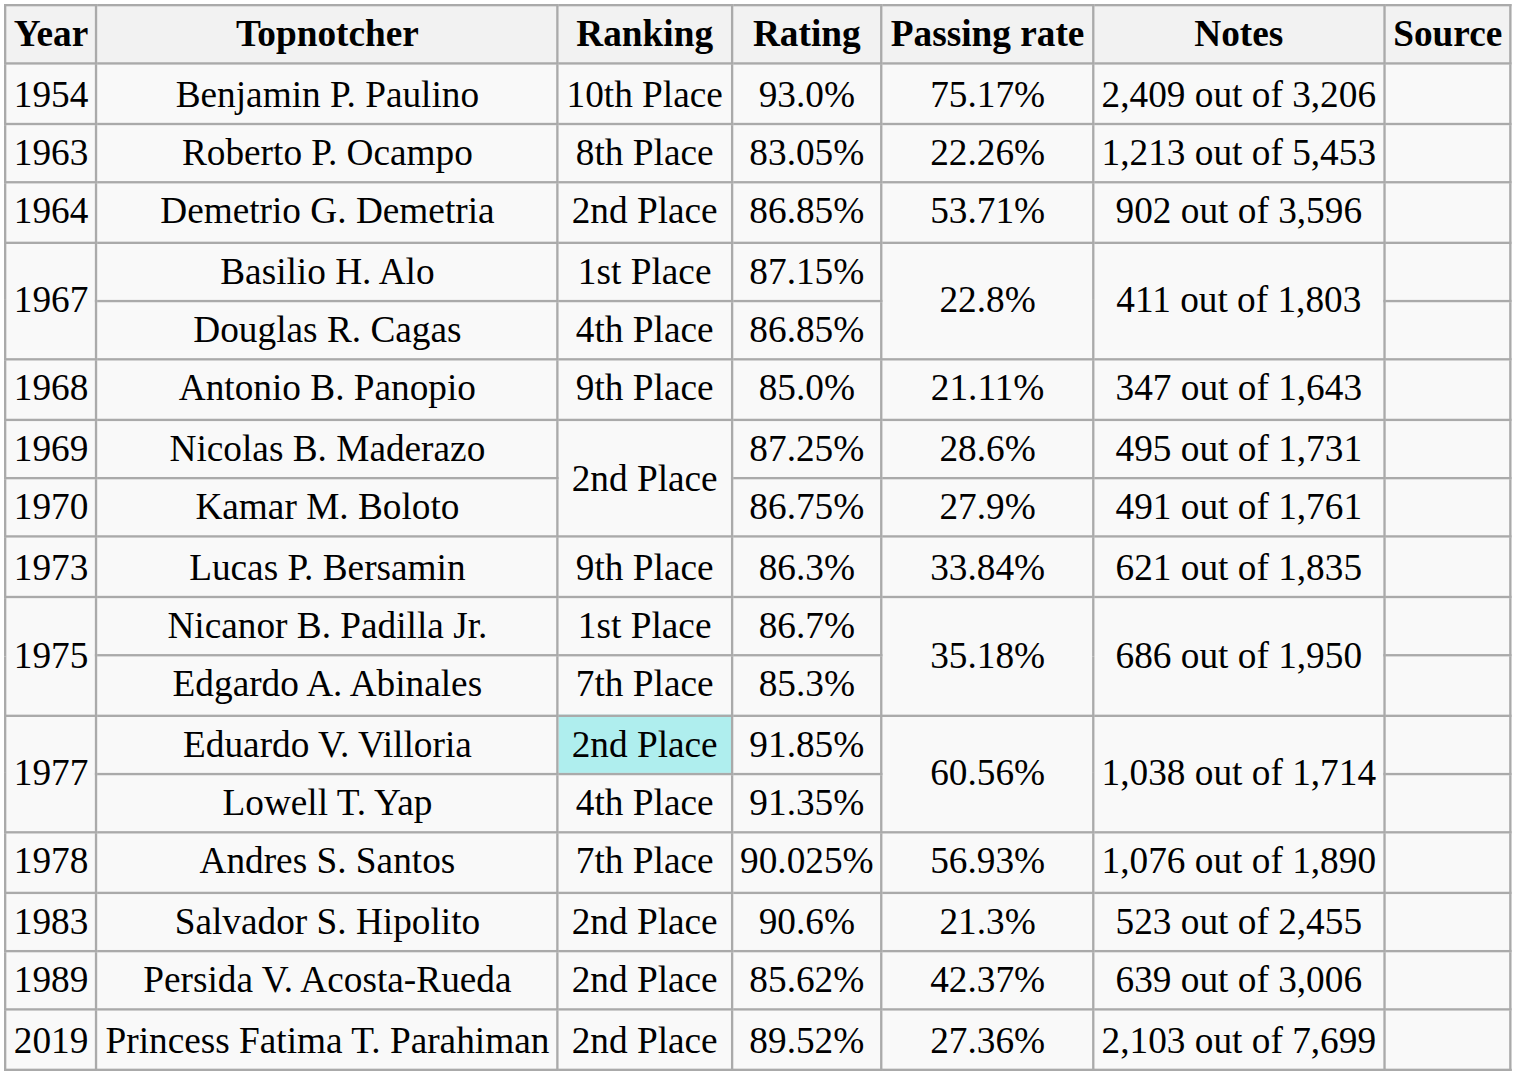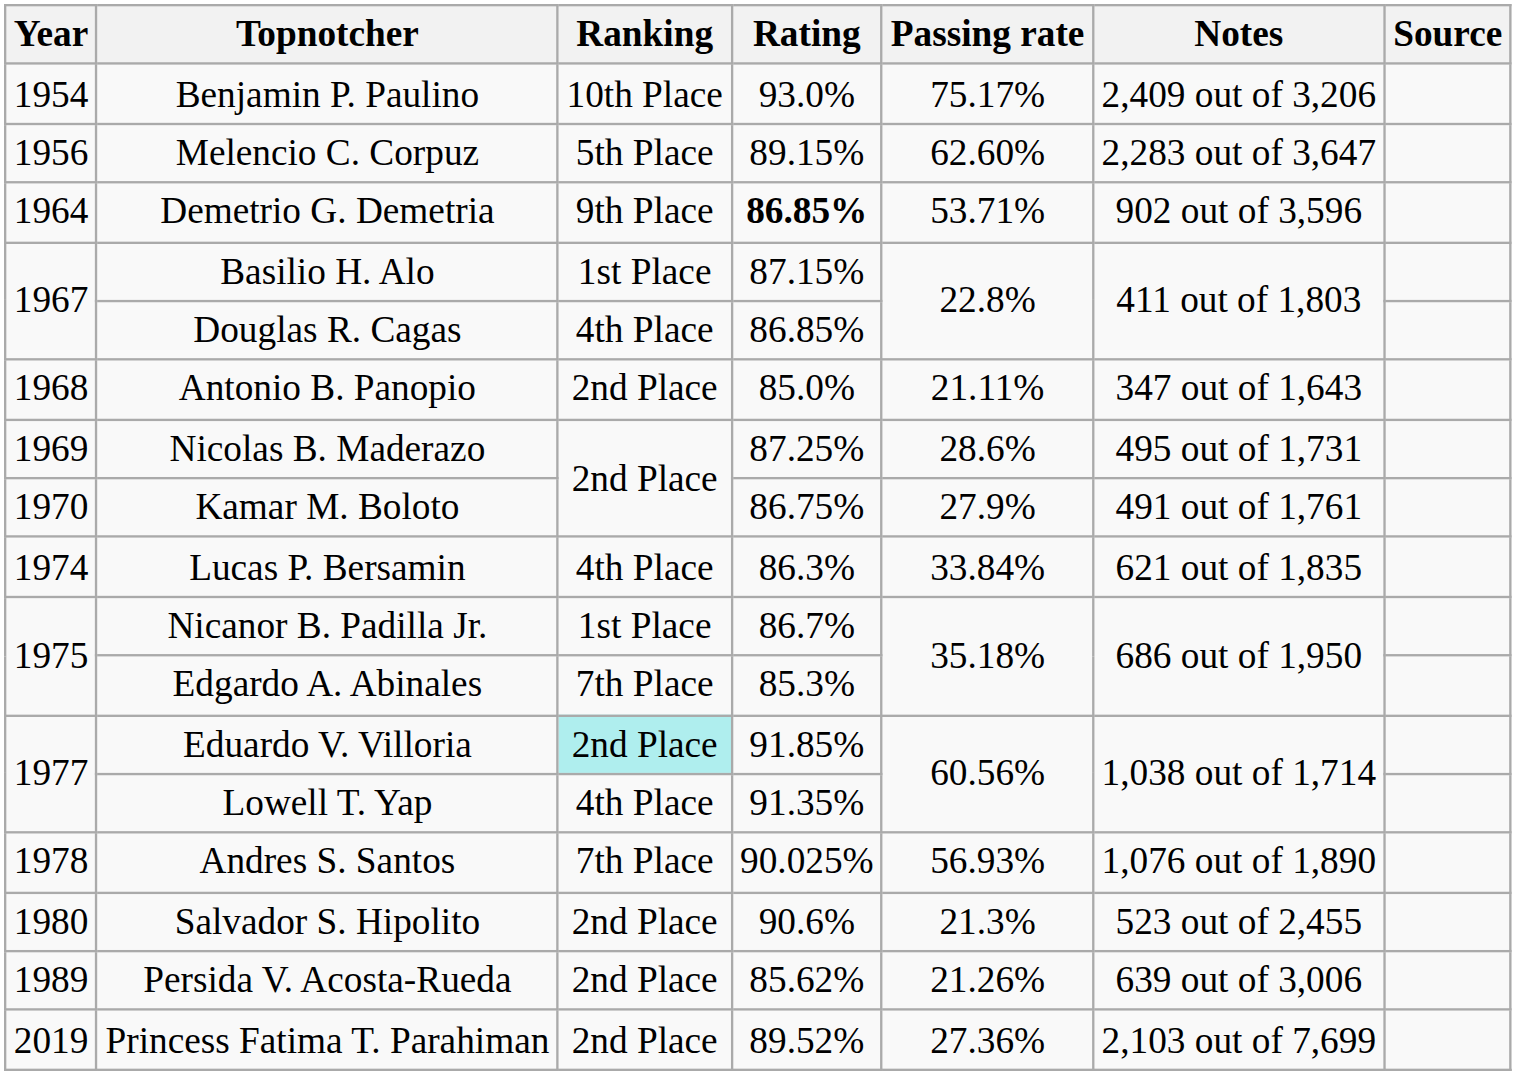+ row: (327, 152)
- row: (327, 152)
(645, 211) 2nd Place -> (645, 211) 9th Place
(807, 211) normal -> (807, 211) bold
(645, 388) 9th Place -> (645, 388) 2nd Place
(51, 566) 1973 -> (51, 566) 1974
(645, 566) 9th Place -> (645, 566) 4th Place
(51, 920) 1983 -> (51, 920) 1980
(988, 980) 42.37% -> (988, 980) 21.26%
